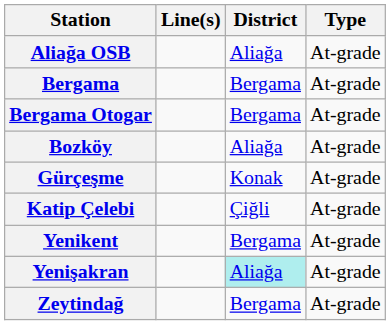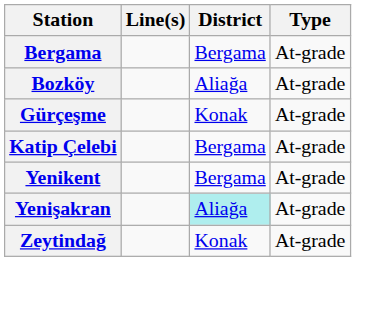- row: (81, 51)
- row: (81, 114)
(250, 209) Çiğli -> (230, 146) Bergama
(265, 303) Bergama -> (221, 240) Konak
